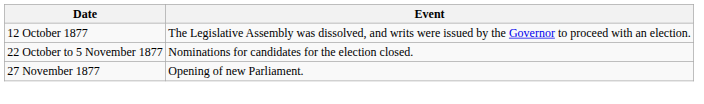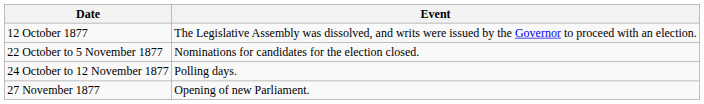+ row: (88, 71)
